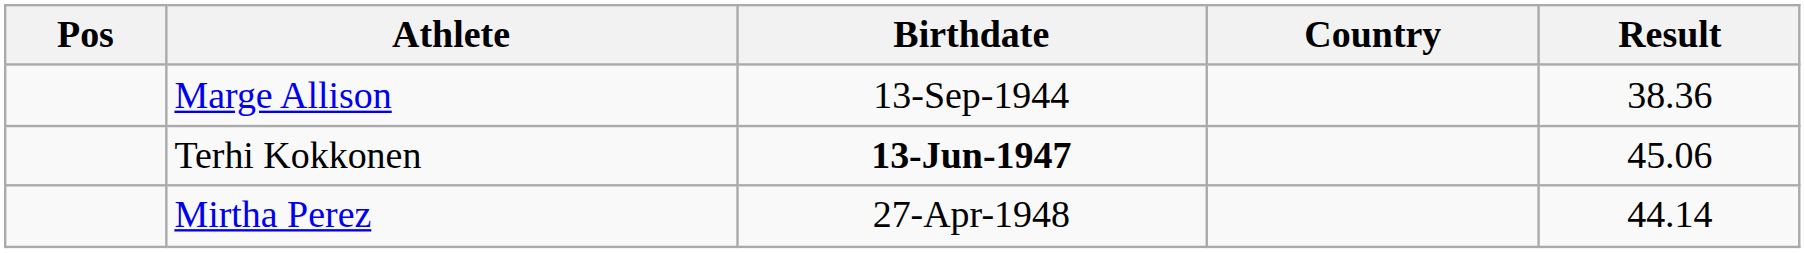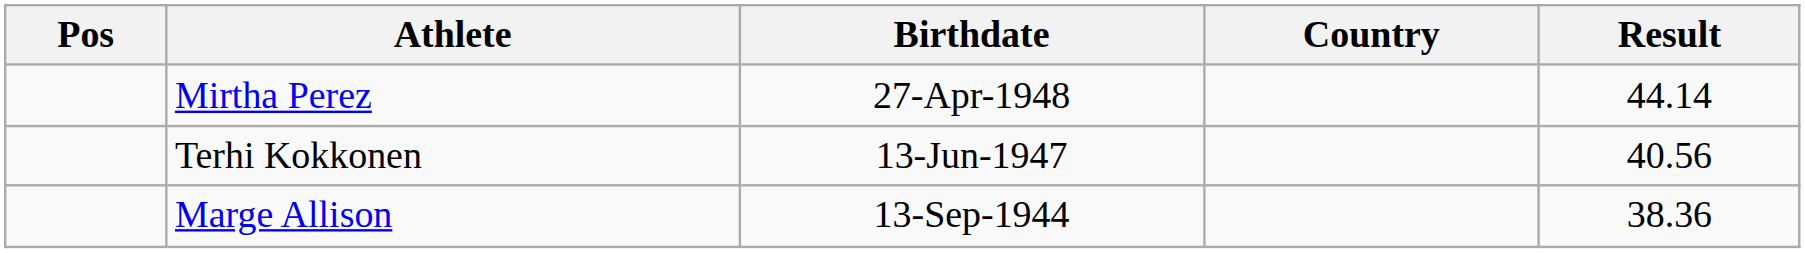rows swapped: (283, 94) <-> (273, 214)
(971, 154) bold -> (972, 154) normal
(1670, 154) 45.06 -> (1669, 154) 40.56
